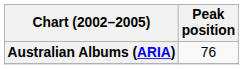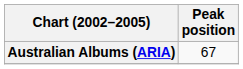(208, 52) 76 -> (208, 52) 67
